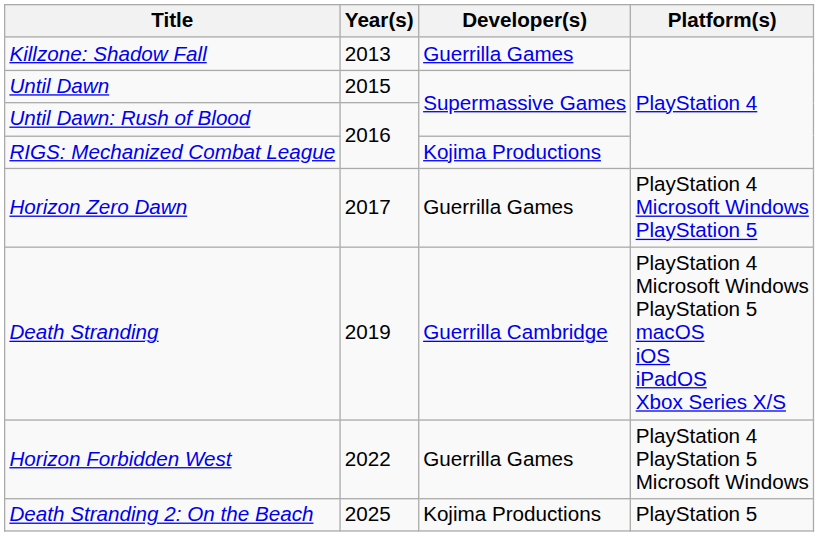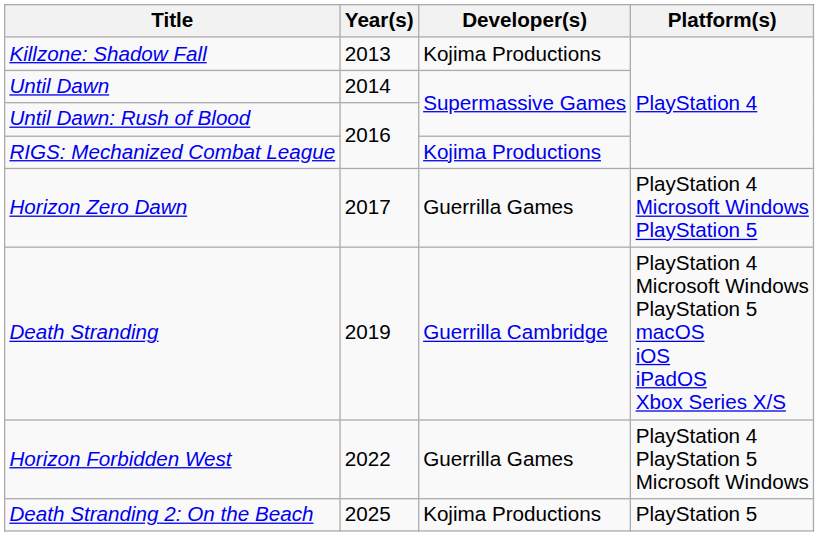(498, 53) Guerrilla Games -> (512, 53) Kojima Productions
(368, 86) 2015 -> (368, 86) 2014
